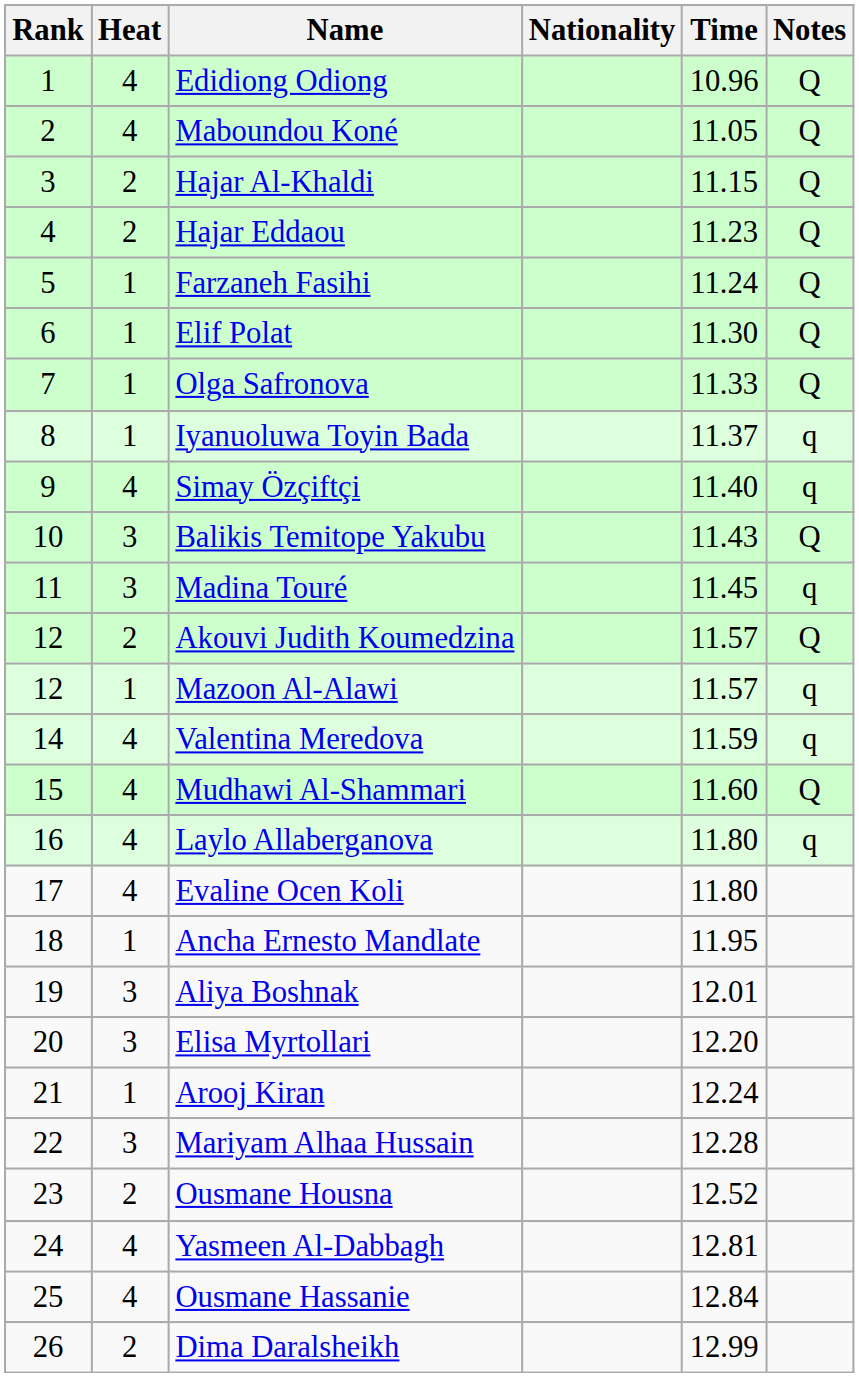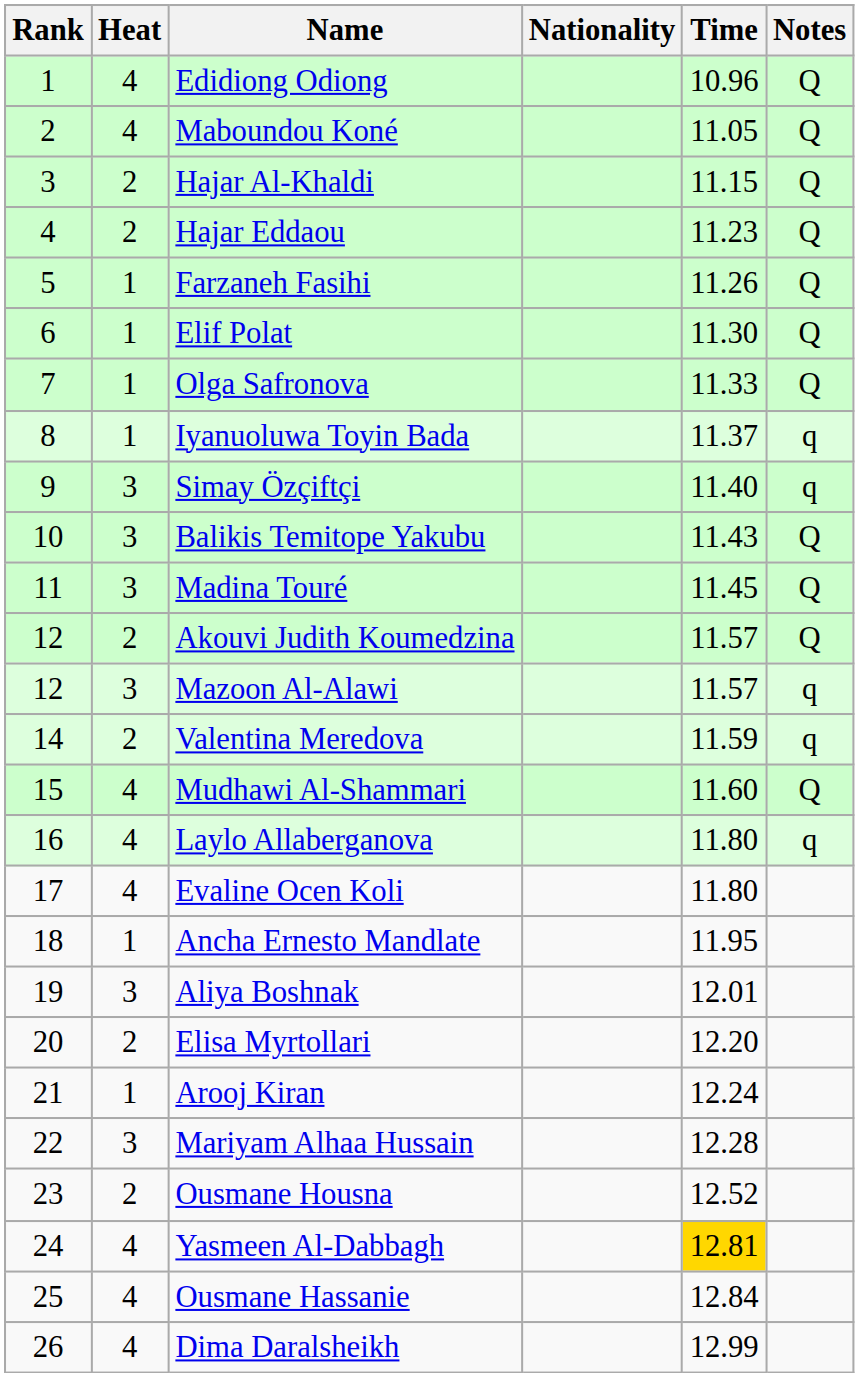(724, 283) 11.24 -> (724, 283) 11.26
(130, 485) 4 -> (130, 485) 3
(810, 586) q -> (810, 586) Q
(130, 688) 1 -> (130, 688) 3
(130, 738) 4 -> (130, 738) 2
(130, 1042) 3 -> (130, 1042) 2
(724, 1245) no background -> (724, 1245) gold background
(130, 1346) 2 -> (130, 1346) 4
